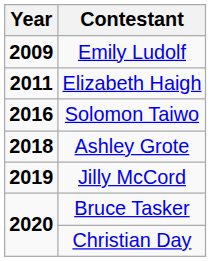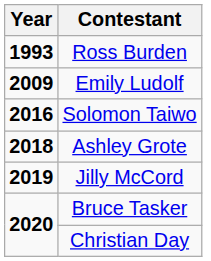+ row: (130, 51)
- row: (132, 83)
